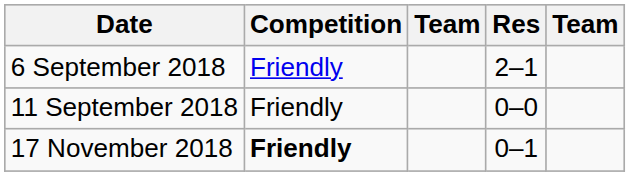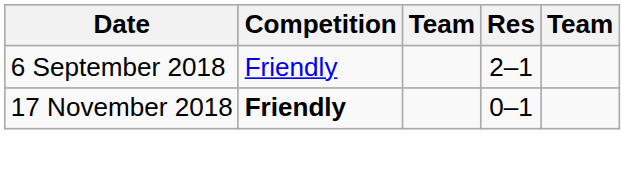- row: (124, 107)
